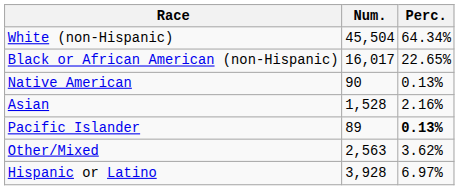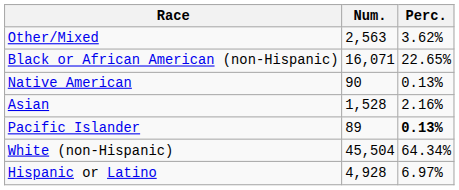rows swapped: (91, 38) <-> (53, 151)
(370, 61) 16,017 -> (370, 61) 16,071
(366, 173) 3,928 -> (366, 173) 4,928
